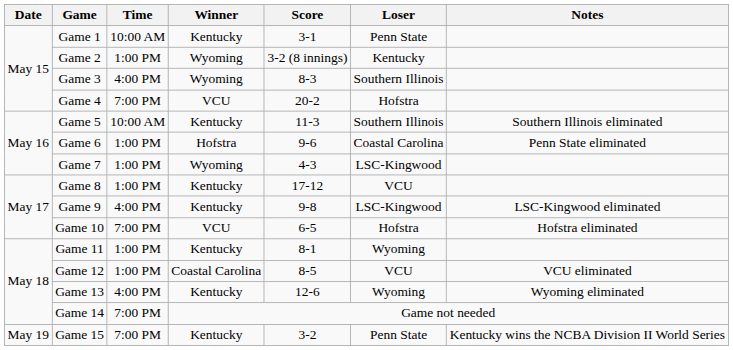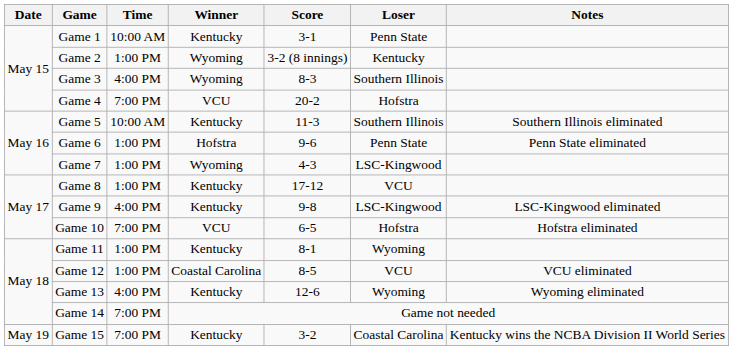(399, 143) Coastal Carolina -> (399, 143) Penn State
(399, 334) Penn State -> (399, 334) Coastal Carolina
